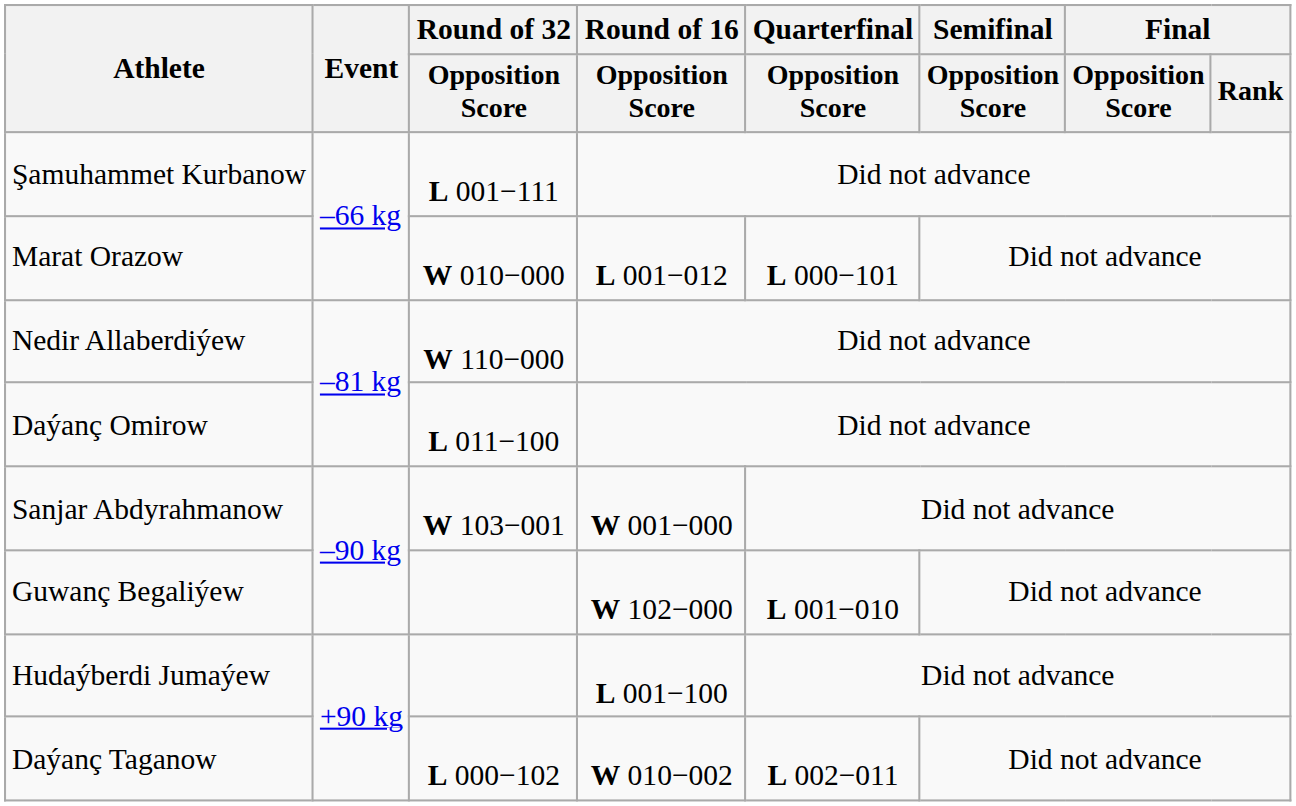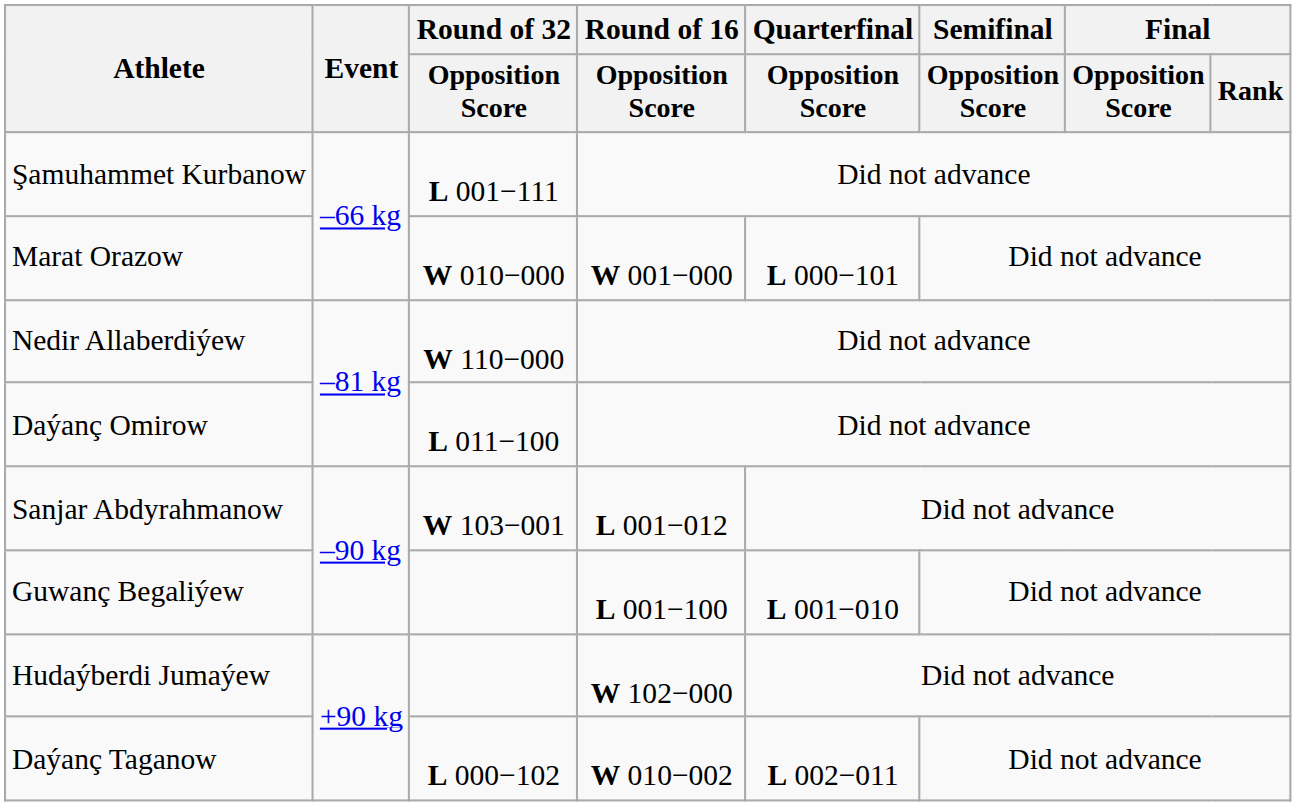(662, 275) L 001−012 -> (662, 275) W 001−000
(662, 525) W 001−000 -> (662, 525) L 001−012
(662, 609) W 102−000 -> (662, 609) L 001−100
(662, 692) L 001−100 -> (662, 692) W 102−000
